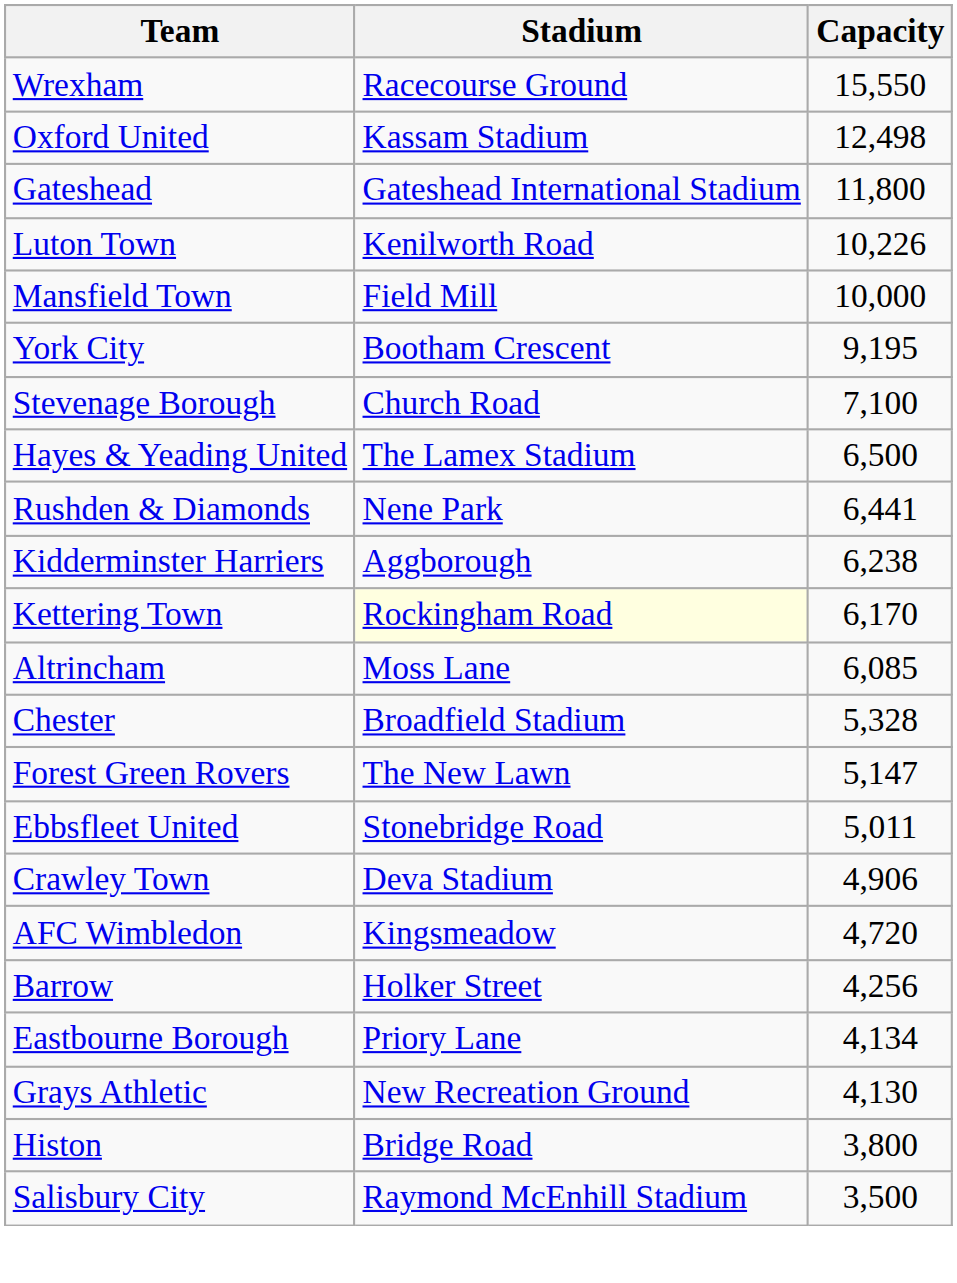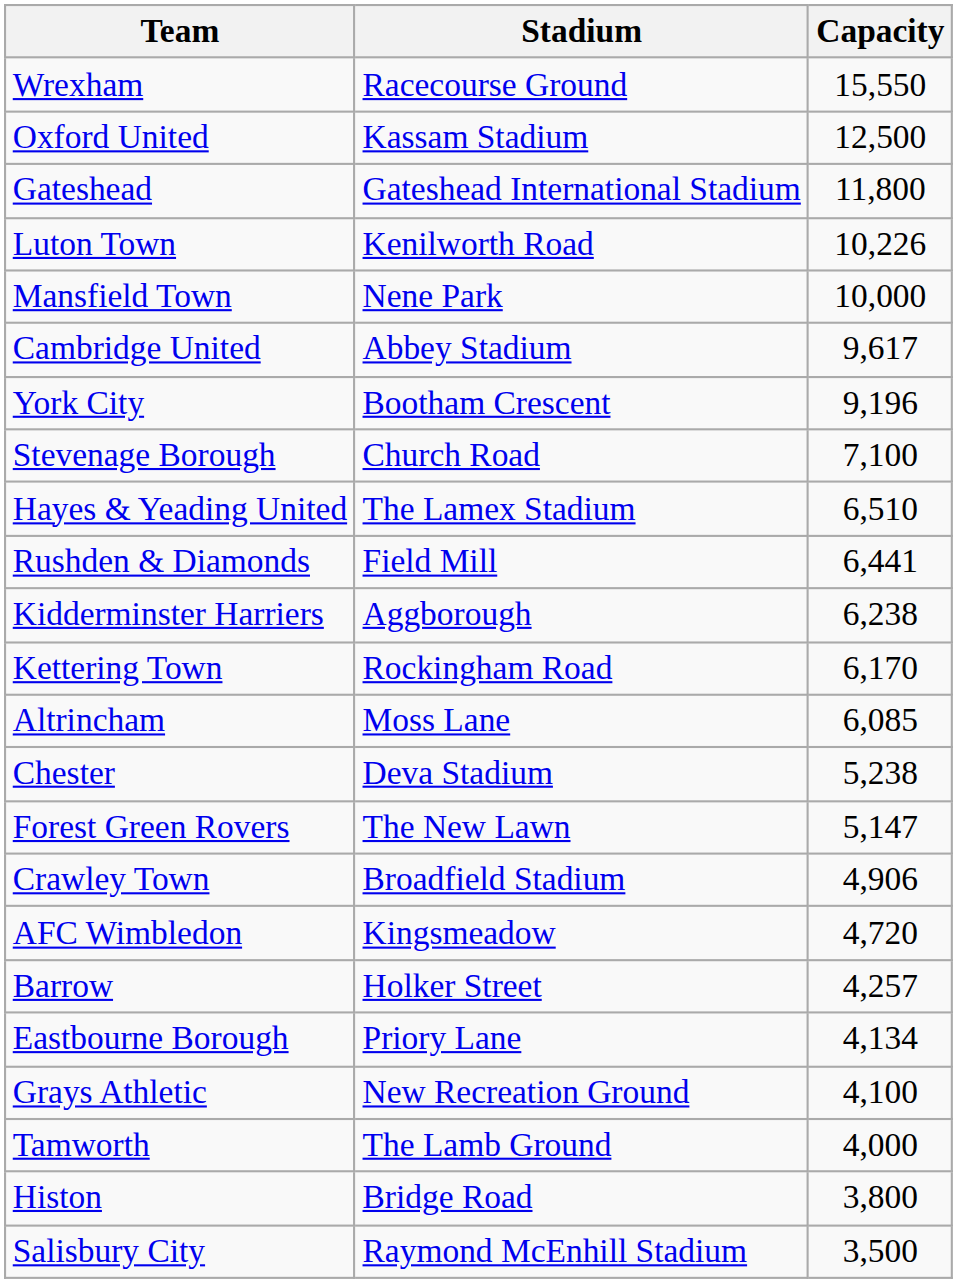(880, 137) 12,498 -> (880, 137) 12,500
(430, 296) Field Mill -> (433, 296) Nene Park
+ row: (137, 349)
(880, 349) 9,195 -> (880, 402) 9,196
(880, 455) 6,500 -> (880, 508) 6,510
(433, 508) Nene Park -> (430, 561) Field Mill
(487, 614) lightyellow background -> (487, 667) no background
(494, 720) Broadfield Stadium -> (458, 773) Deva Stadium
(880, 720) 5,328 -> (880, 773) 5,238
- row: (126, 826)
(458, 879) Deva Stadium -> (494, 879) Broadfield Stadium
(880, 985) 4,256 -> (880, 985) 4,257
(880, 1091) 4,130 -> (880, 1091) 4,100
+ row: (81, 1144)
